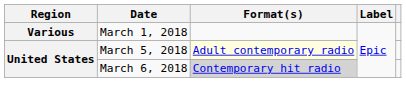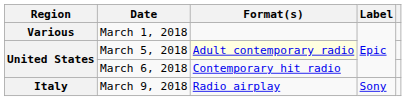(267, 68) lightgrey background -> (267, 68) no background
+ row: (144, 86)
